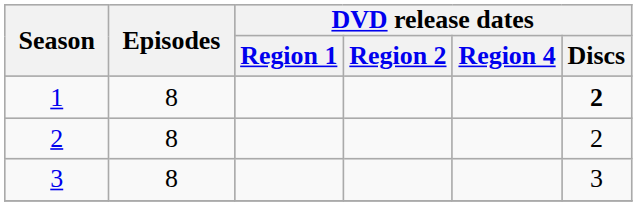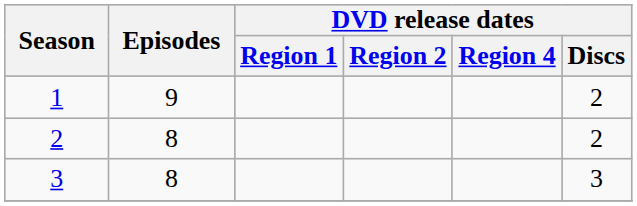(171, 96) 8 -> (171, 96) 9
(596, 96) bold -> (596, 96) normal
